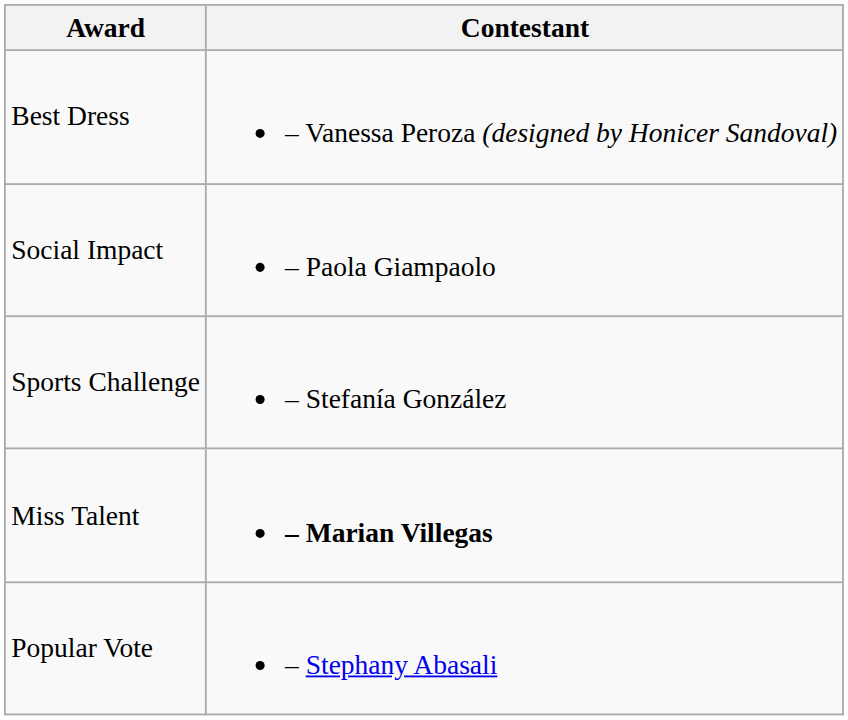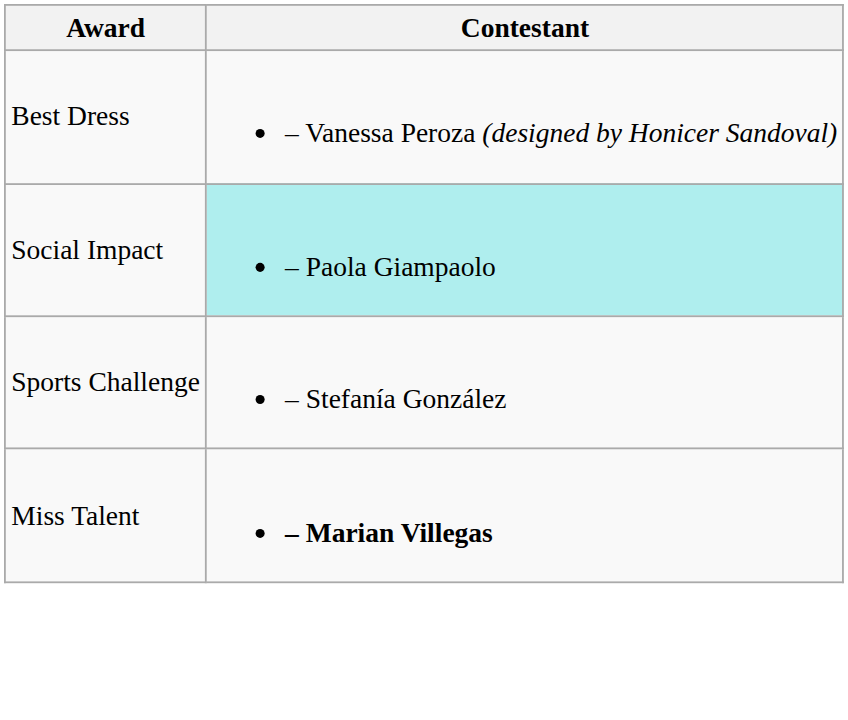(525, 266) no background -> (525, 266) paleturquoise background
- row: (82, 648)
